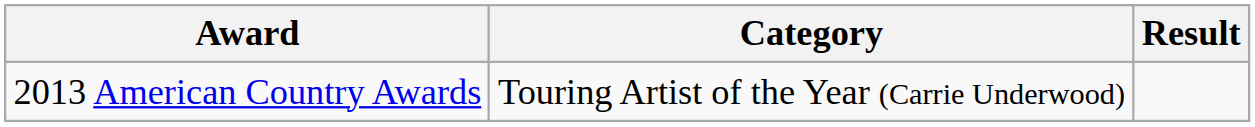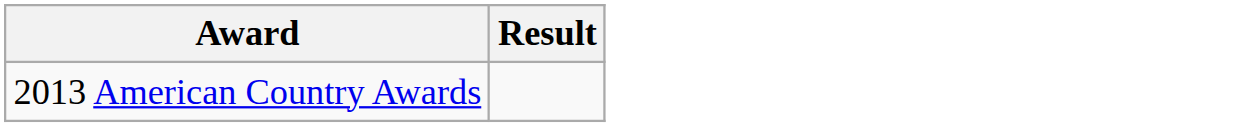- column: (811, 33)
